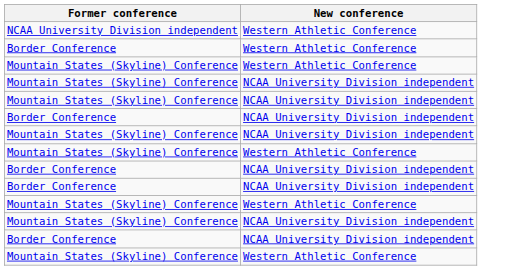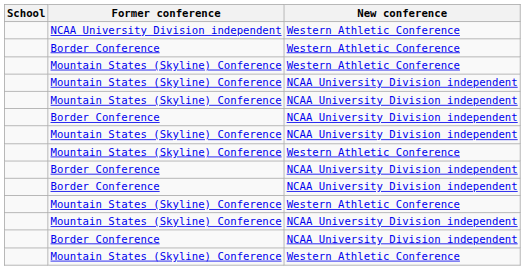+ column: (26, 13)
